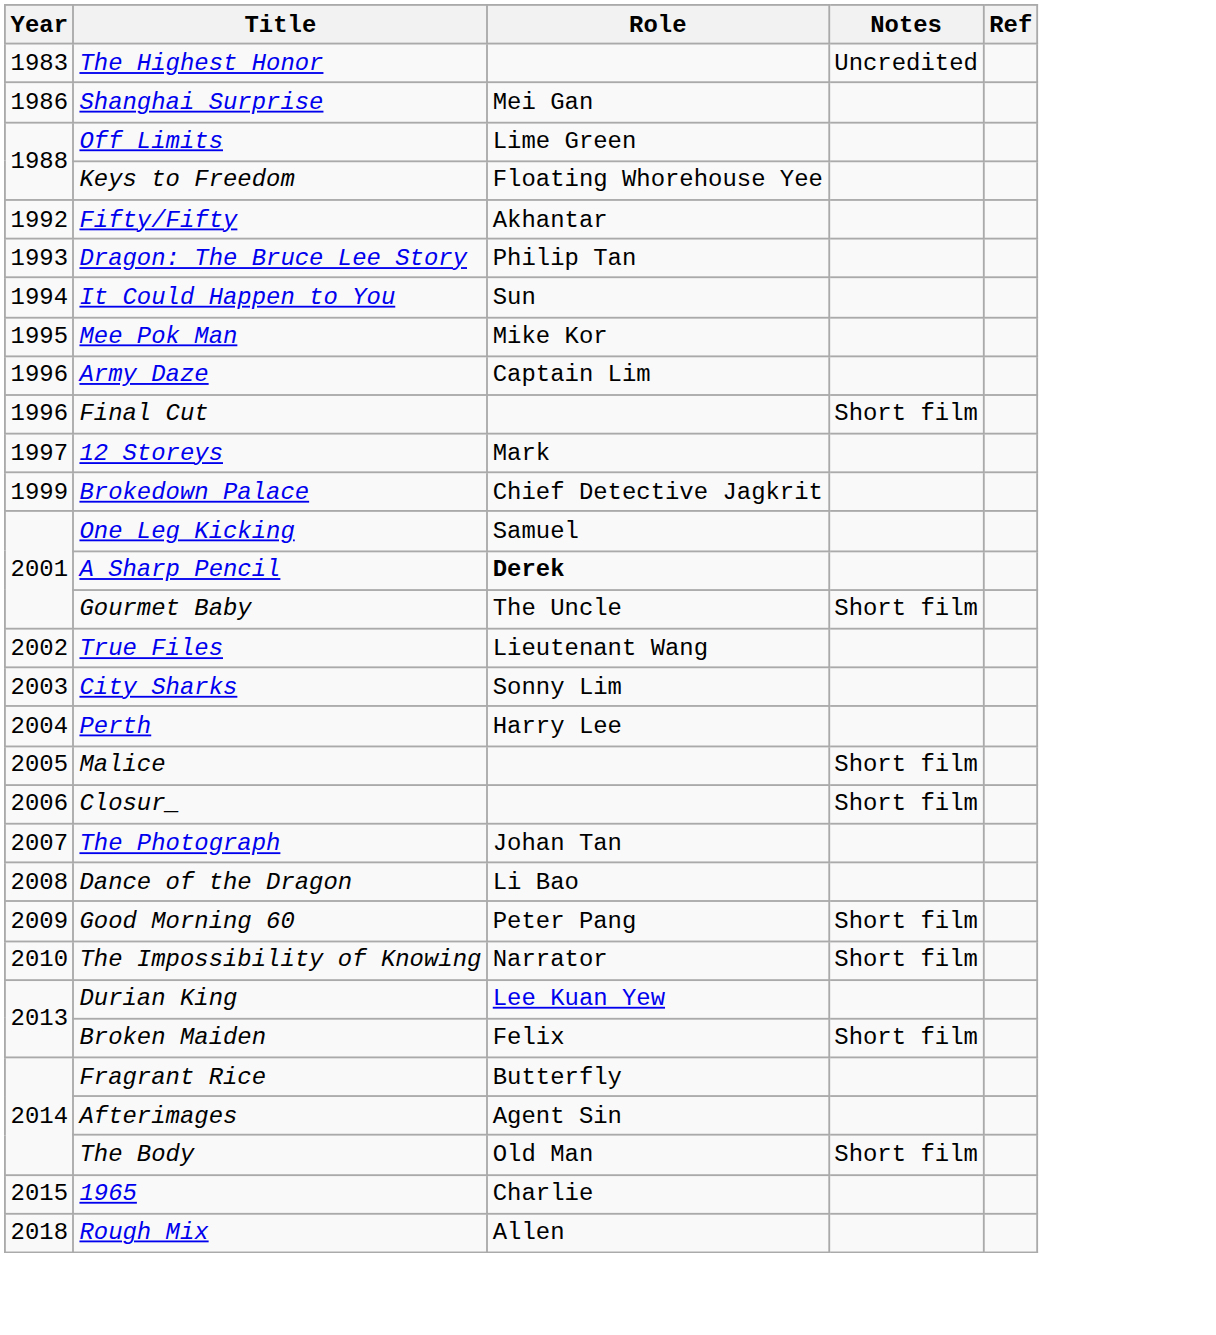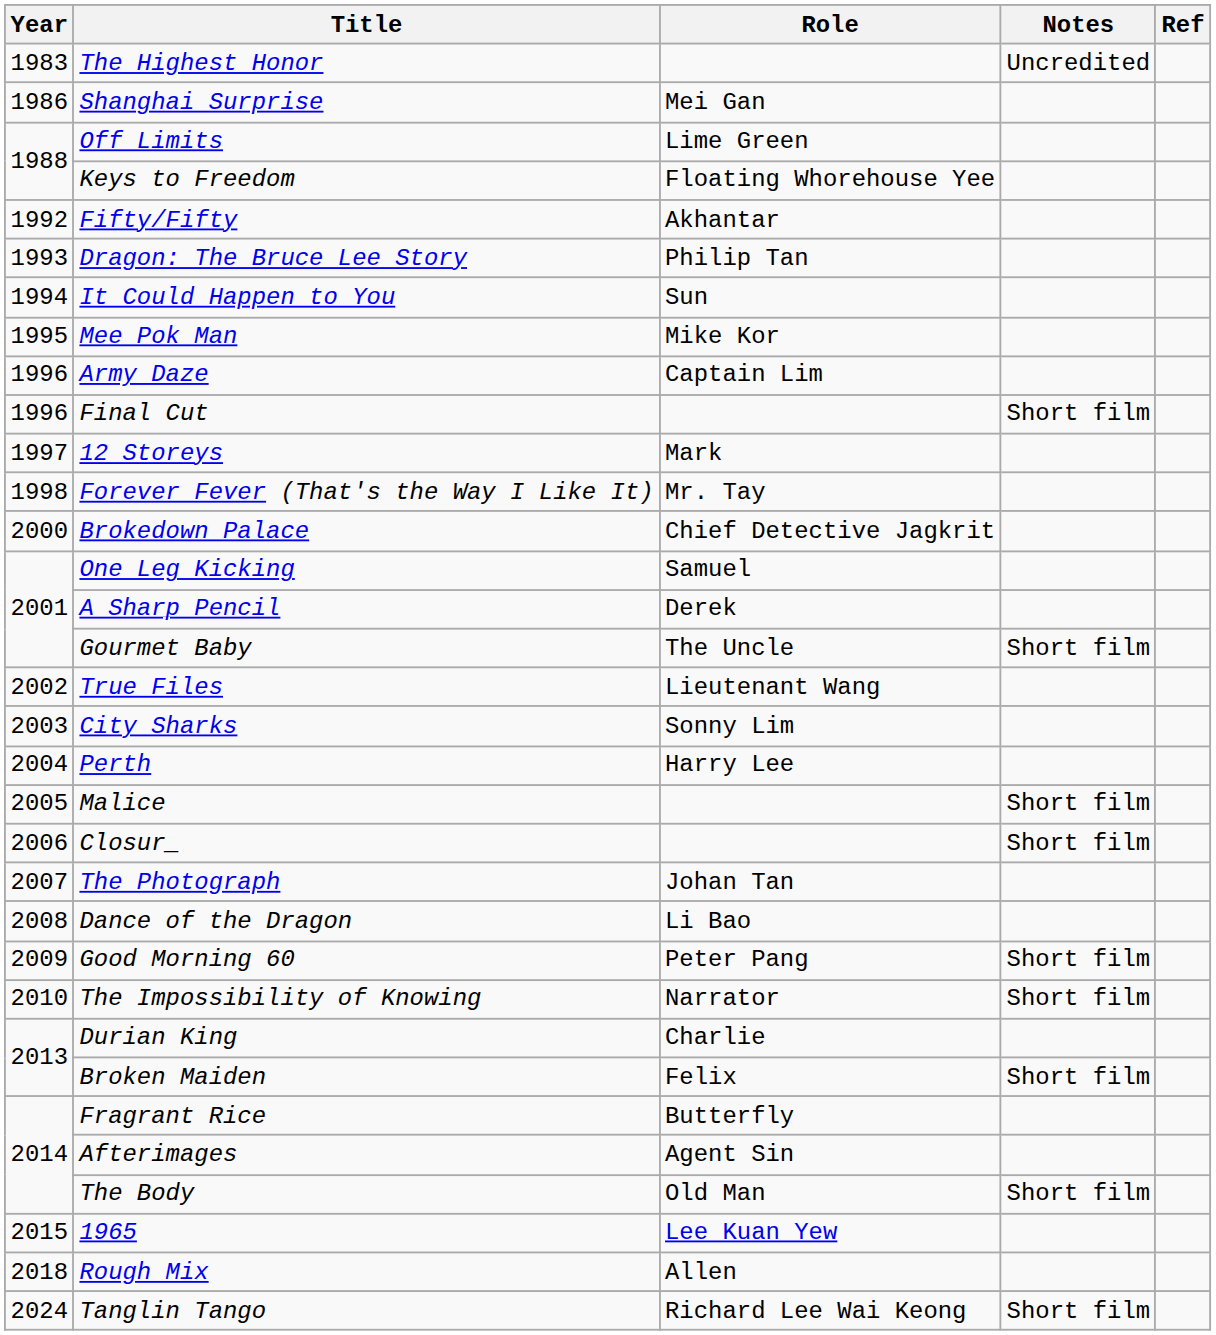+ row: (367, 492)
(39, 492) 1999 -> (39, 531) 2000
(529, 570) bold -> (701, 609) normal
(579, 999) Lee Kuan Yew -> (715, 1038) Charlie
(543, 1194) Charlie -> (751, 1233) Lee Kuan Yew
+ row: (173, 1311)
